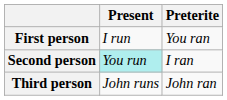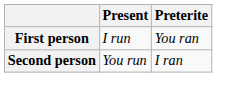(125, 60) paleturquoise background -> (125, 60) no background
- row: (52, 83)
